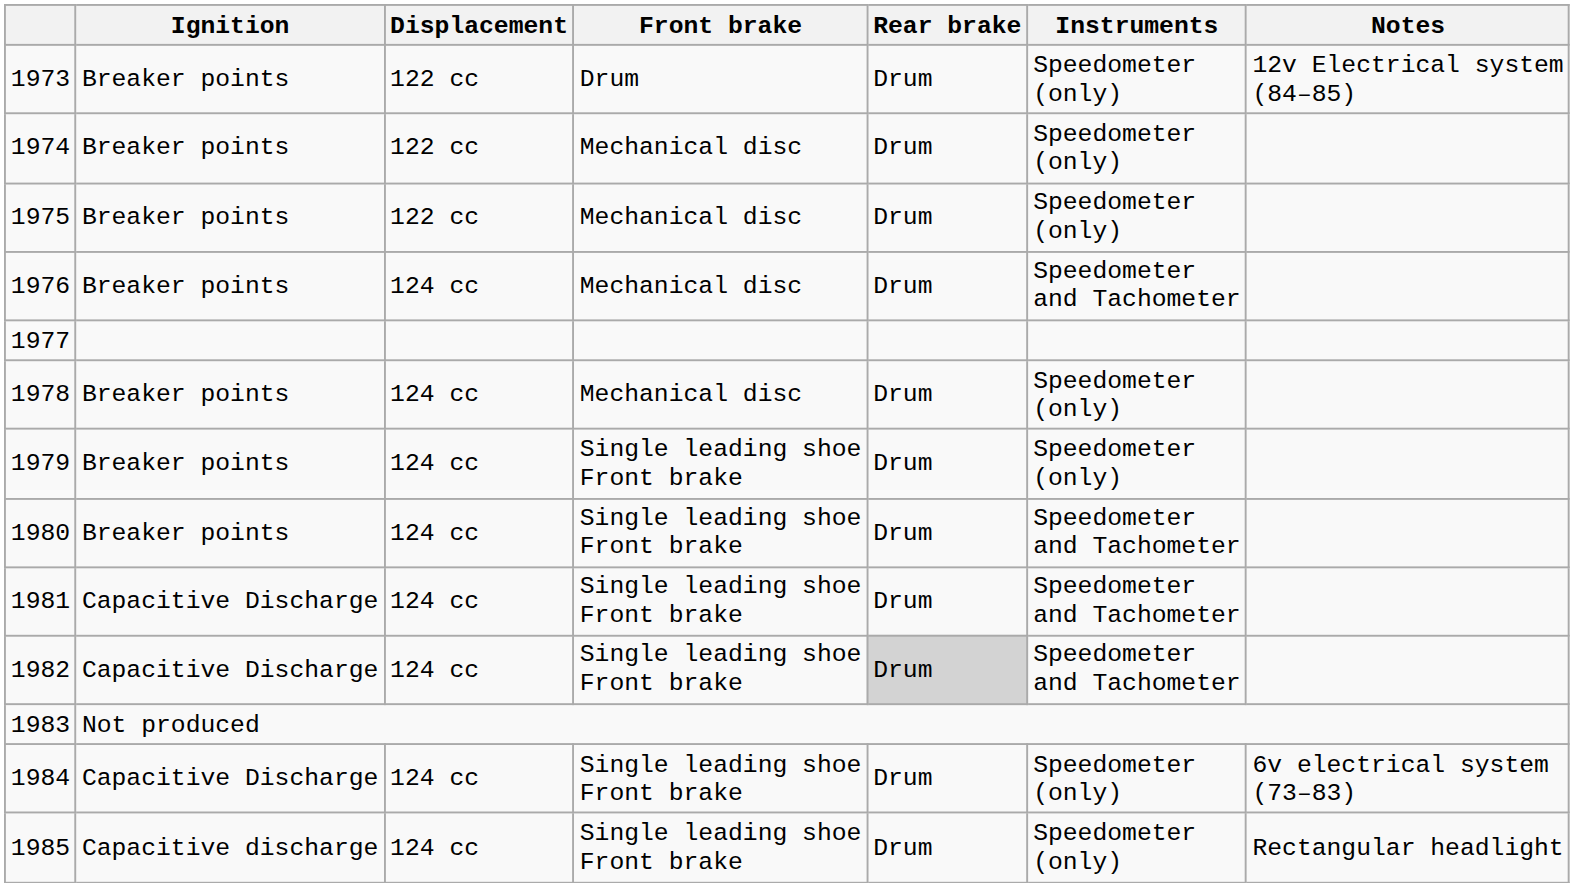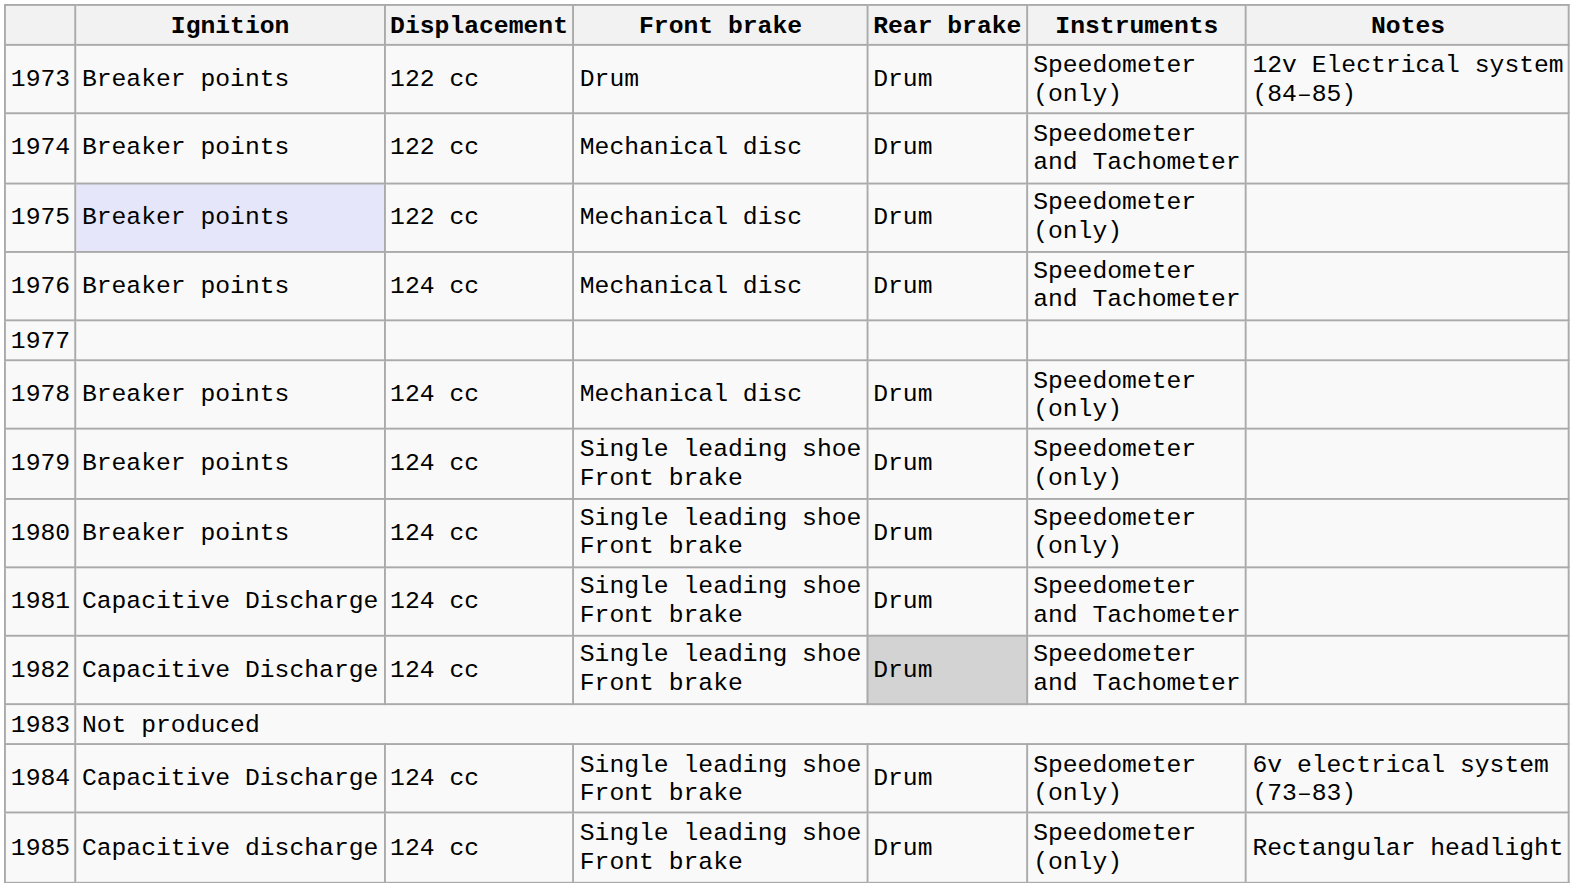(1115, 148) Speedometer (only) -> (1137, 148) Speedometer and Tachometer
(186, 217) no background -> (186, 217) lavender background
(1137, 532) Speedometer and Tachometer -> (1115, 532) Speedometer (only)
